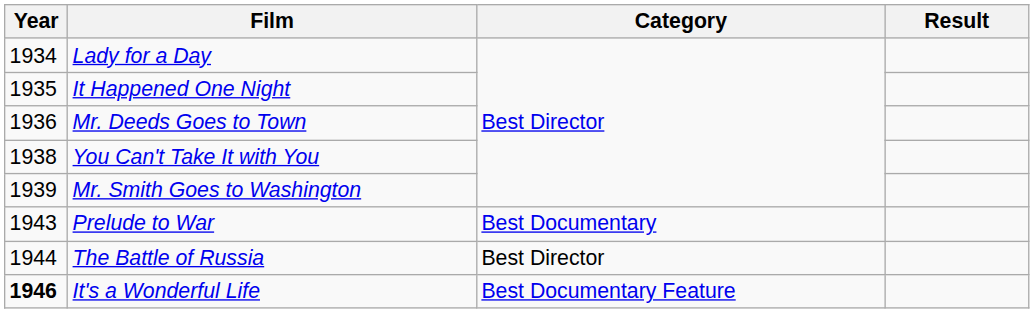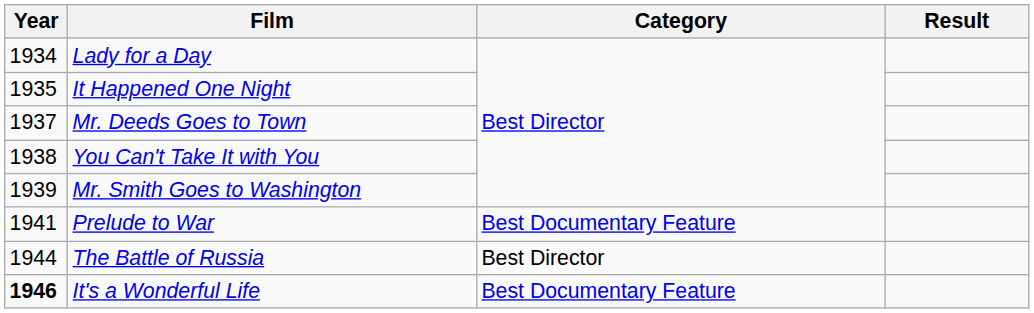(33, 122) 1936 -> (33, 122) 1937
(33, 223) 1943 -> (33, 223) 1941
(569, 223) Best Documentary -> (609, 223) Best Documentary Feature
